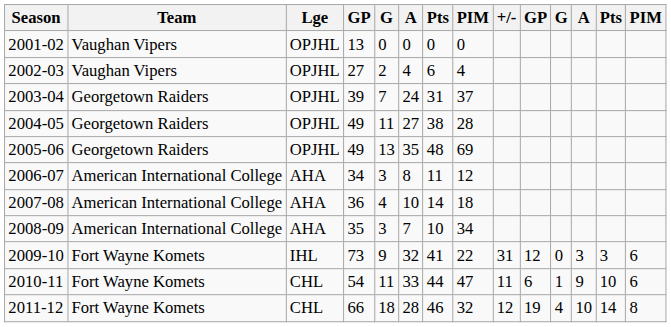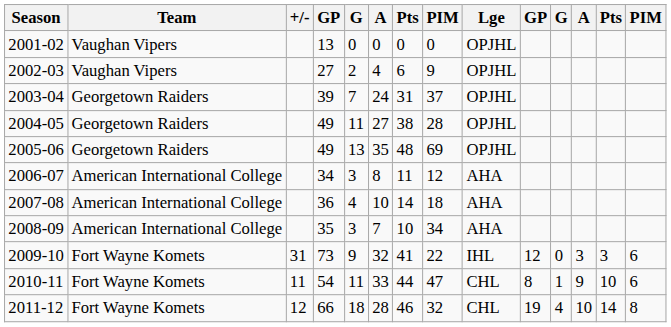columns swapped: (315, 17) <-> (507, 17)
(461, 70) 4 -> (431, 70) 9
(528, 281) 6 -> (528, 281) 8
